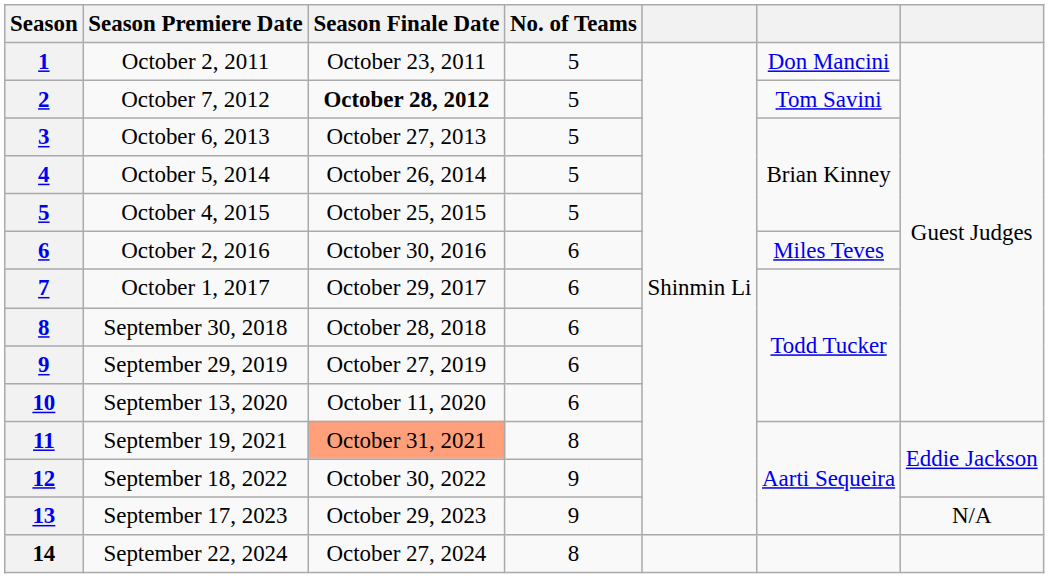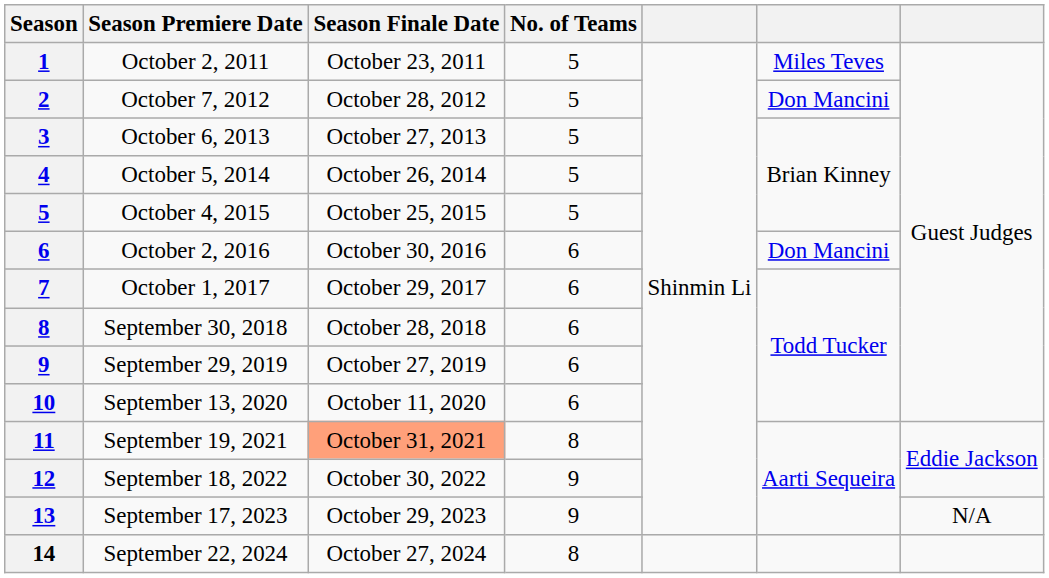(829, 61) Don Mancini -> (829, 61) Miles Teves
(406, 99) bold -> (406, 99) normal
(829, 99) Tom Savini -> (829, 99) Don Mancini
(829, 250) Miles Teves -> (829, 250) Don Mancini
